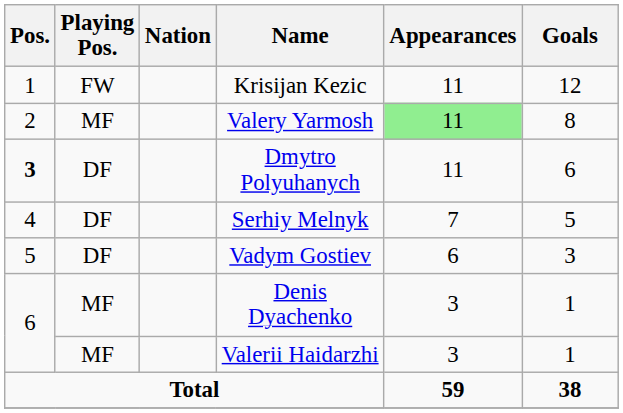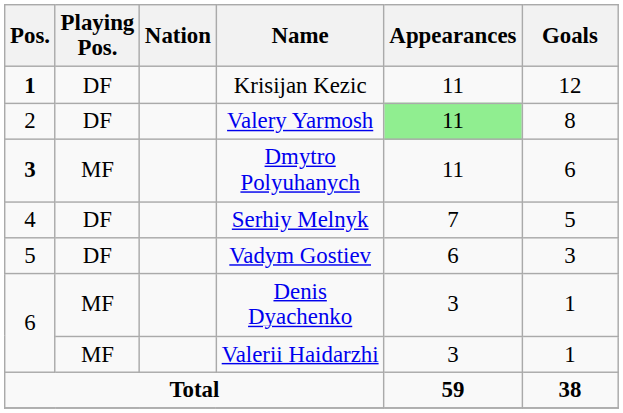(30, 84) normal -> (30, 84) bold
(97, 84) FW -> (97, 84) DF
(97, 120) MF -> (97, 120) DF
(97, 170) DF -> (97, 170) MF
